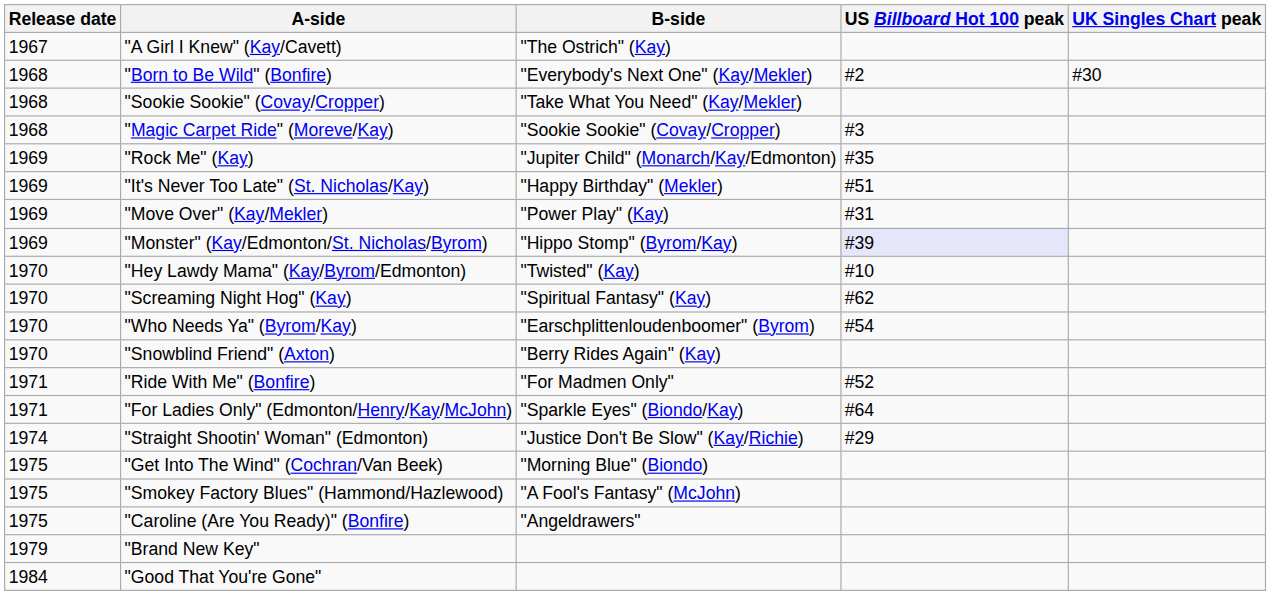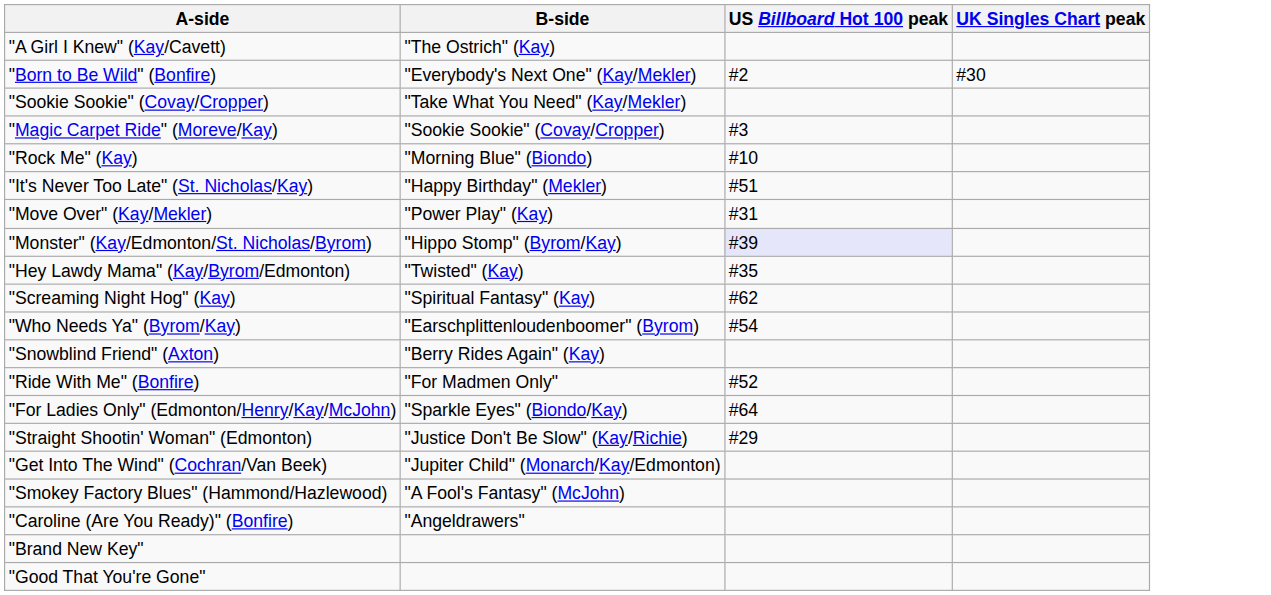- column: (63, 19)
(678, 158) "Jupiter Child" (Monarch/Kay/Edmonton) -> (498, 158) "Morning Blue" (Biondo)
(859, 158) #35 -> (743, 158) #10
(859, 270) #10 -> (743, 270) #35
(614, 465) "Morning Blue" (Biondo) -> (563, 465) "Jupiter Child" (Monarch/Kay/Edmonton)
